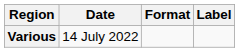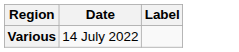- column: (167, 15)
